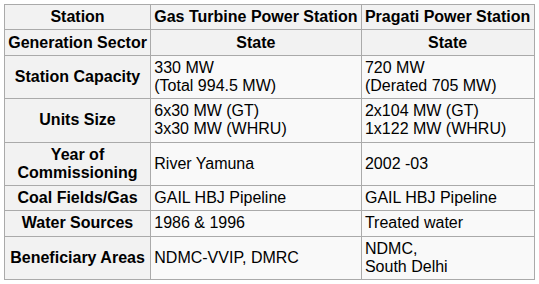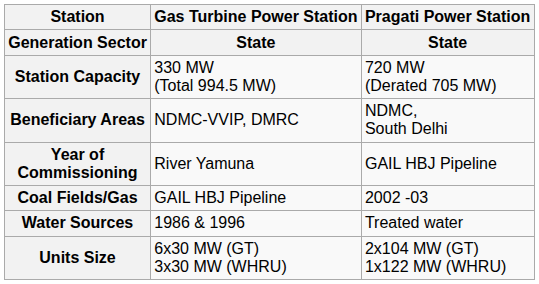rows swapped: (78, 120) <-> (78, 257)
(397, 163) 2002 -03 -> (431, 163) GAIL HBJ Pipeline
(431, 198) GAIL HBJ Pipeline -> (397, 198) 2002 -03
